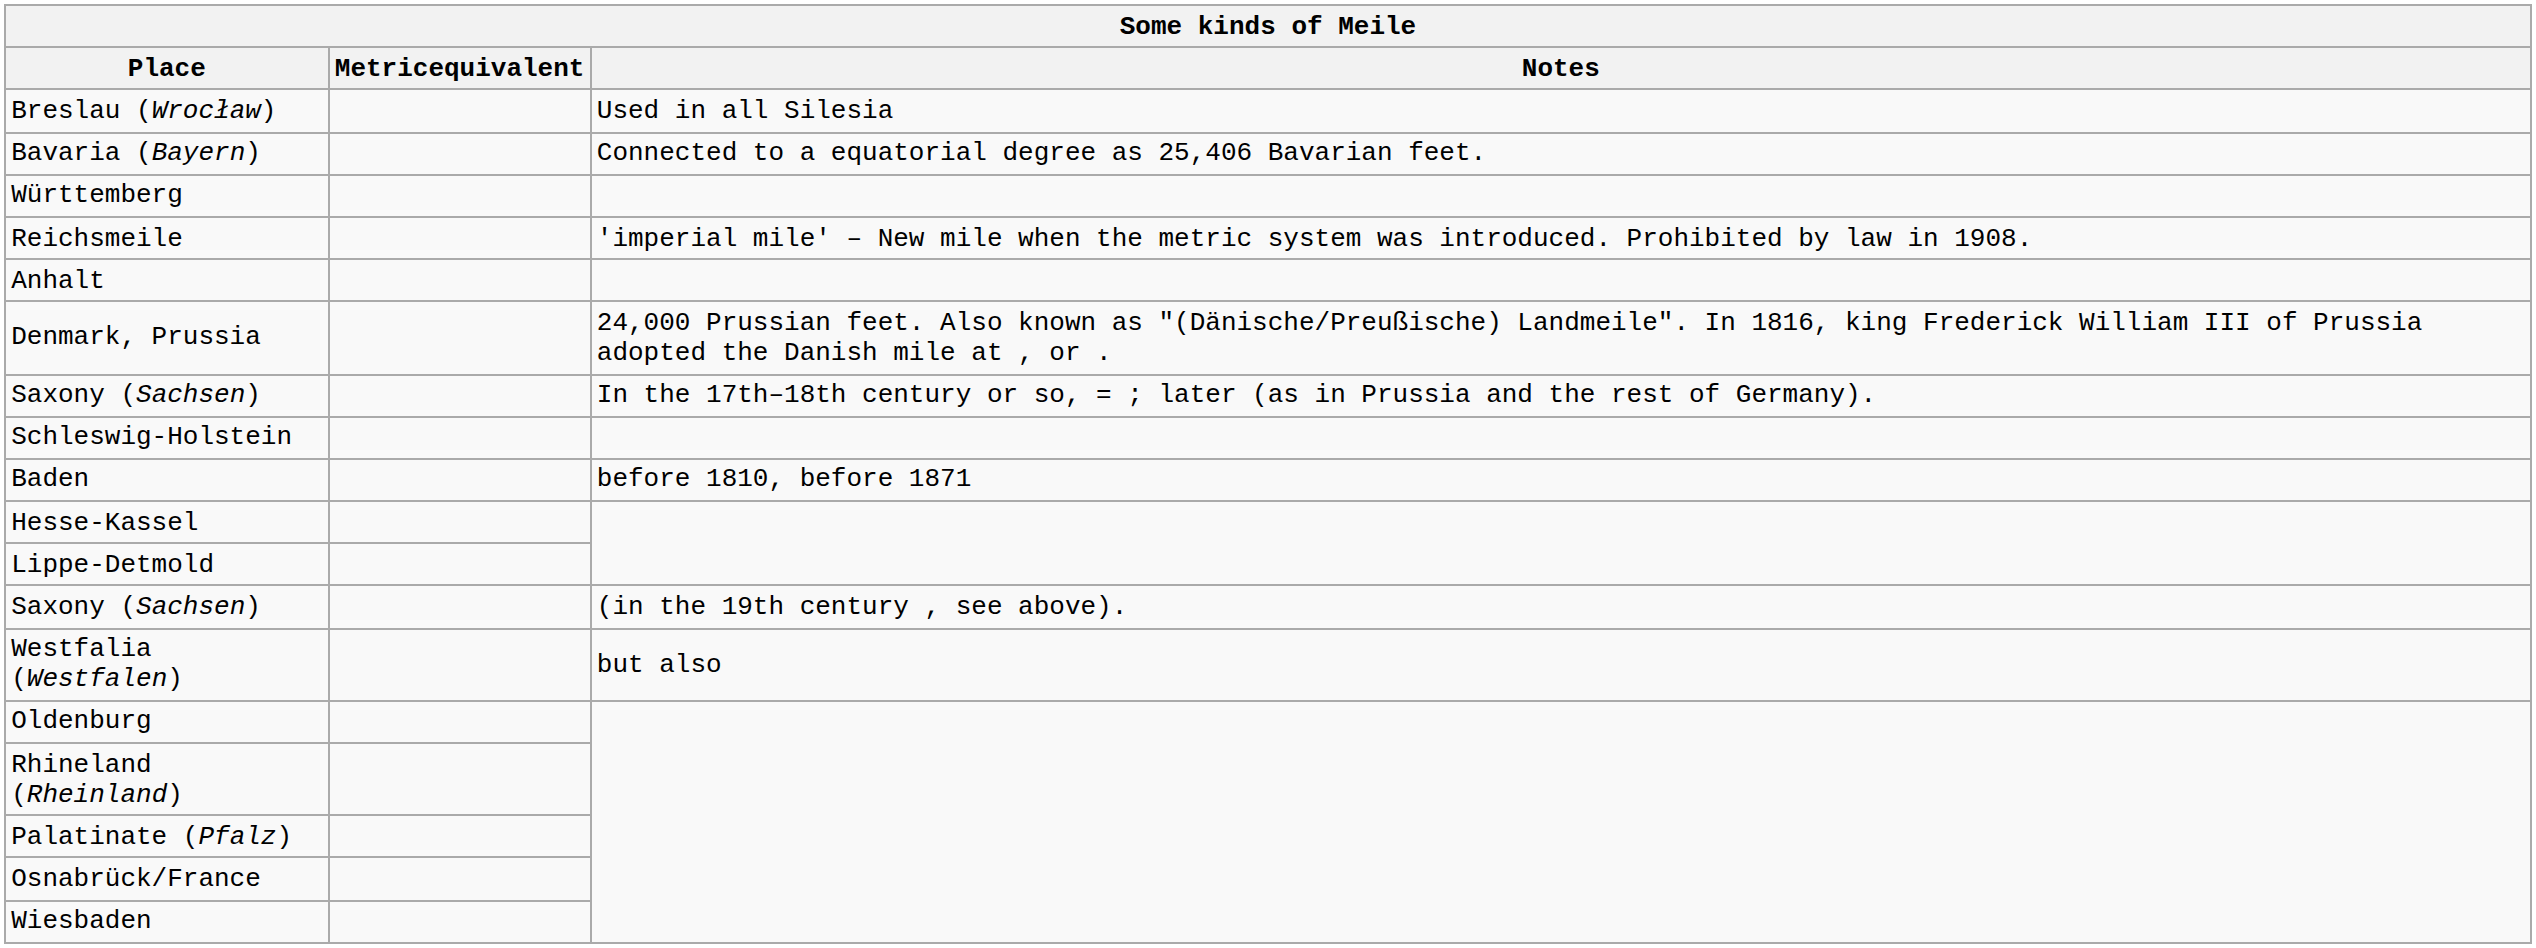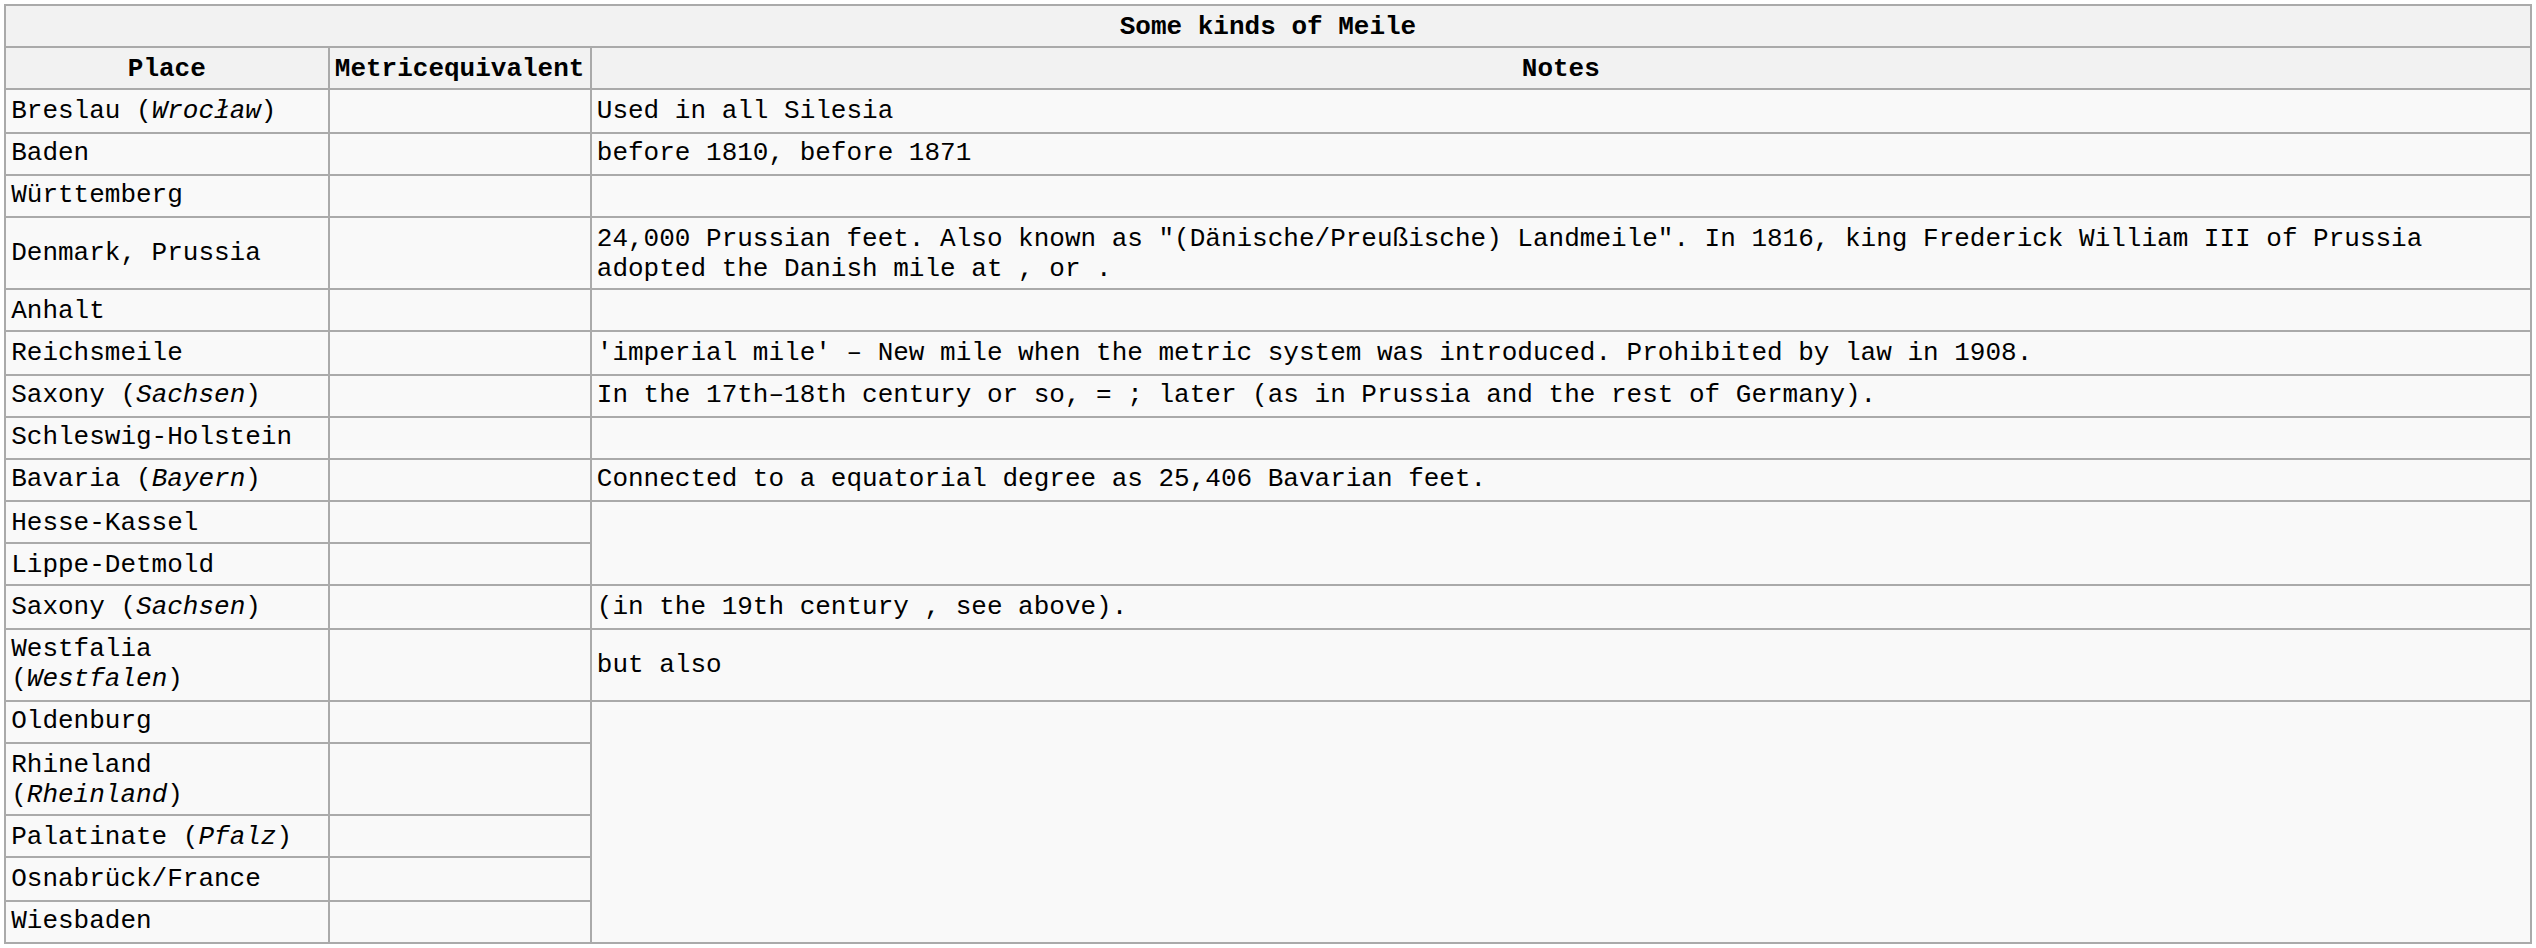rows swapped: (136, 153) <-> (50, 480)
rows swapped: (97, 238) <-> (136, 338)
